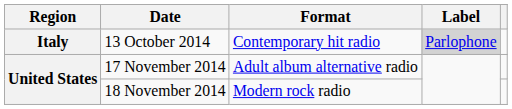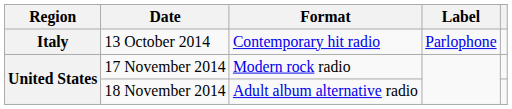(461, 41) lightgrey background -> (461, 41) no background
(325, 66) Adult album alternative radio -> (292, 66) Modern rock radio
(292, 91) Modern rock radio -> (325, 91) Adult album alternative radio
